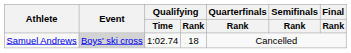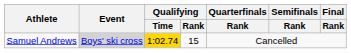(163, 41) no background -> (163, 41) gold background
(193, 41) 18 -> (193, 41) 15
